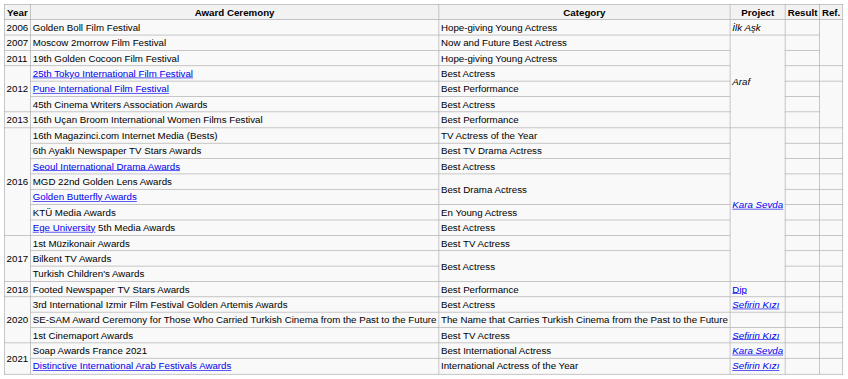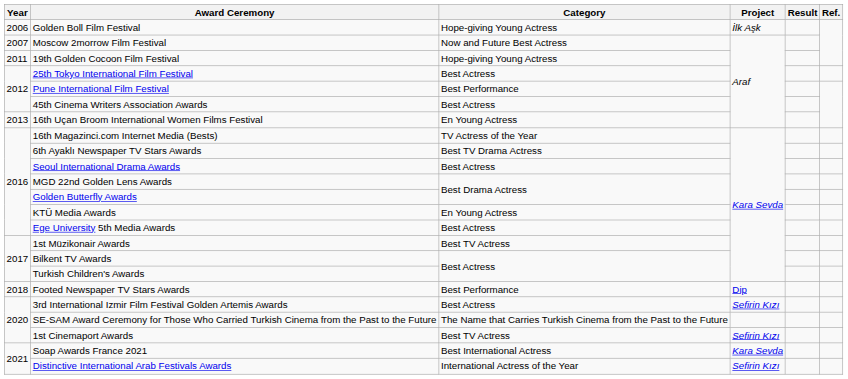(480, 120) Best Performance -> (479, 120) En Young Actress
